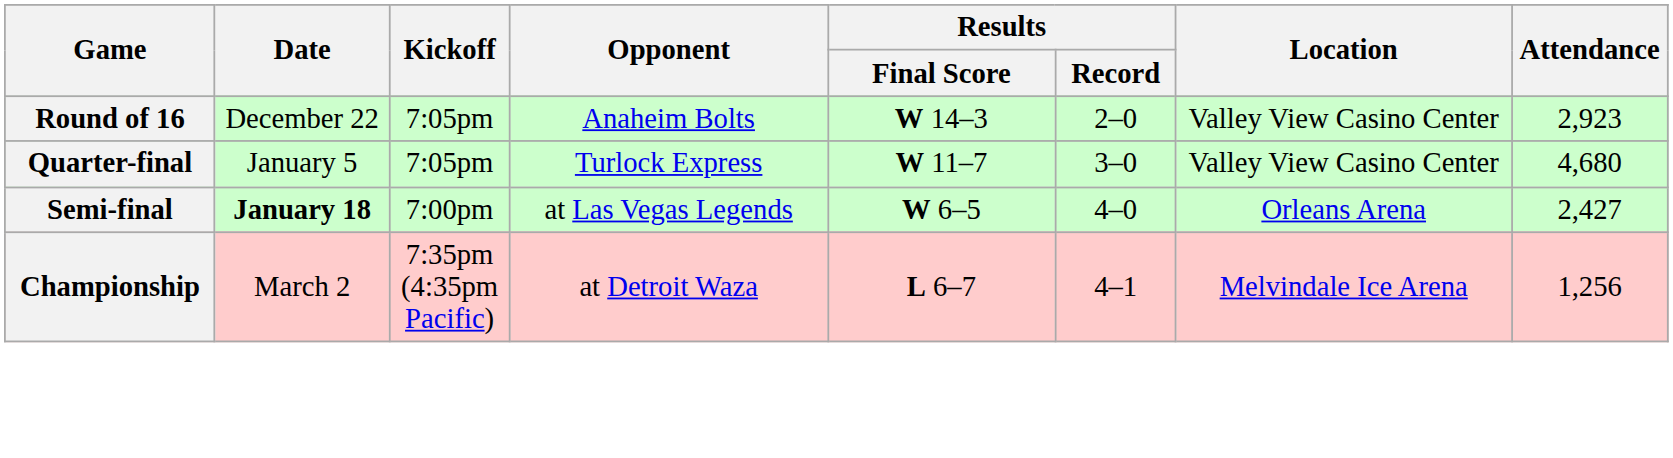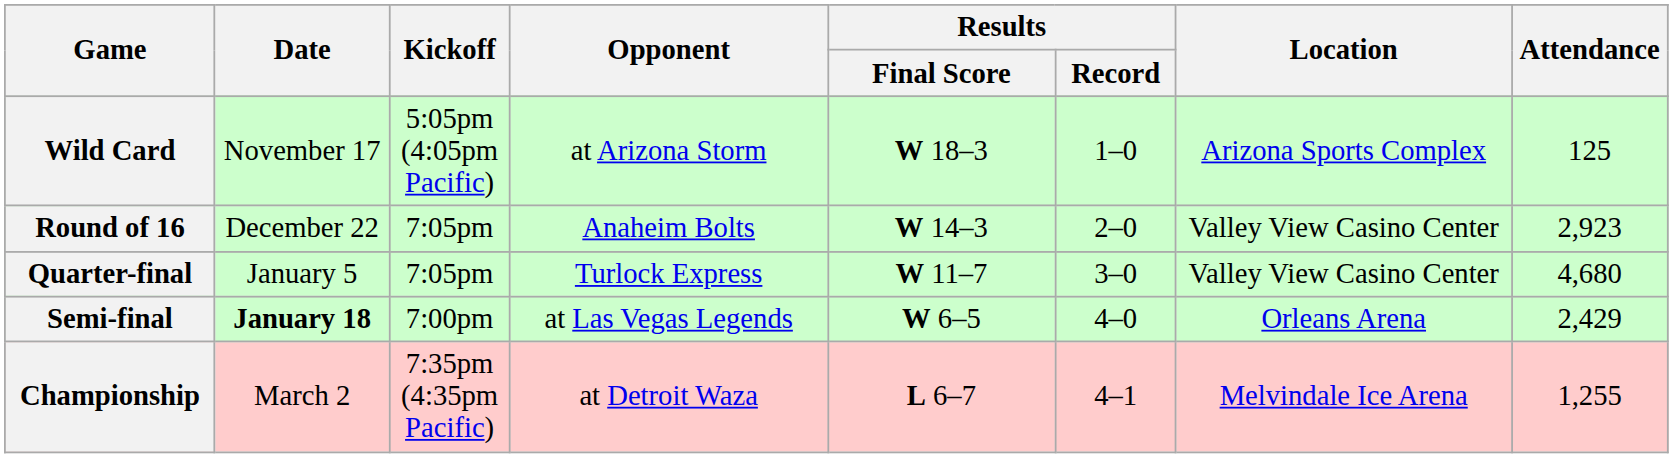+ row: (110, 150)
(1590, 208) 2,427 -> (1590, 318) 2,429
(1590, 286) 1,256 -> (1590, 396) 1,255
